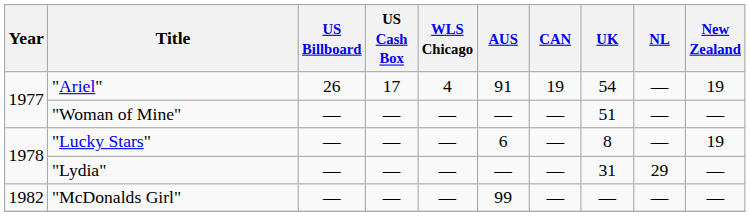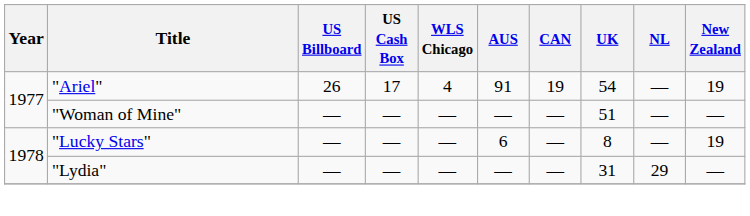- row: (117, 197)
